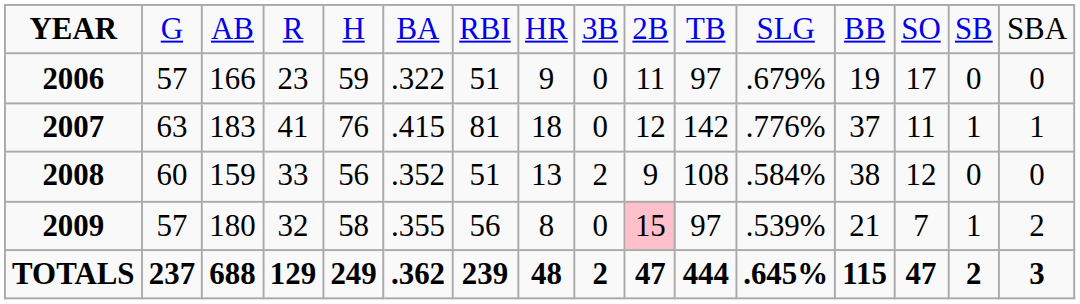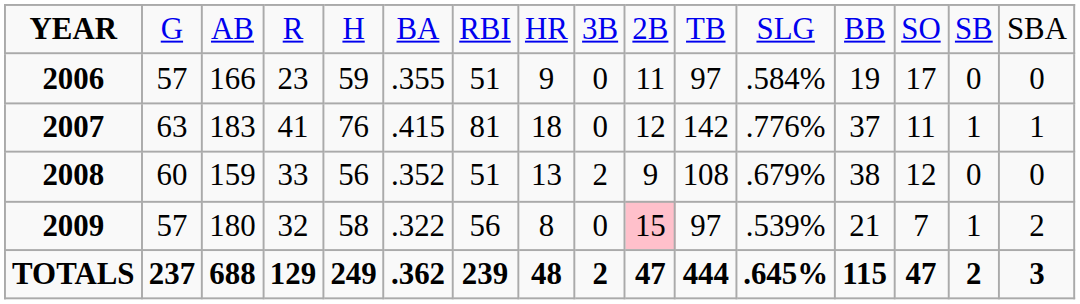(418, 77) .322 -> (418, 77) .355
(786, 77) .679% -> (786, 77) .584%
(786, 175) .584% -> (786, 175) .679%
(418, 224) .355 -> (418, 224) .322
